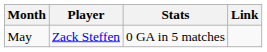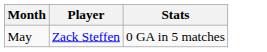- column: (245, 15)
